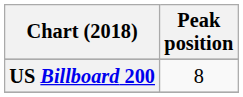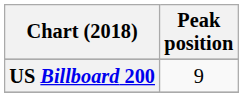(199, 75) 8 -> (199, 75) 9
